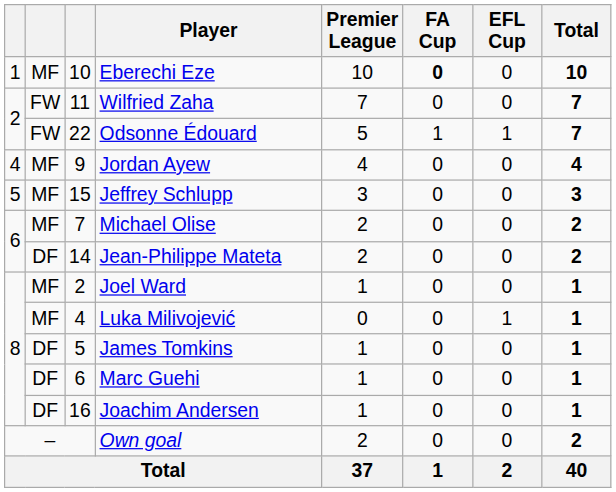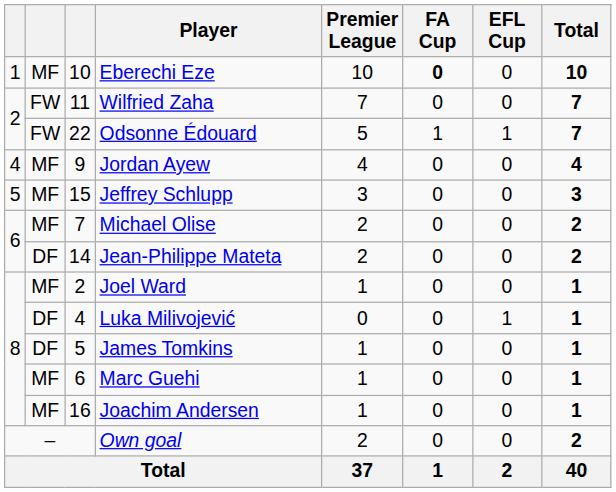(45, 317) MF -> (45, 317) DF
(45, 379) DF -> (45, 379) MF
(45, 410) DF -> (45, 410) MF
